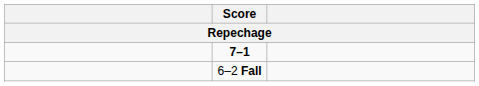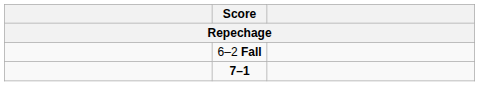rows swapped: (240, 71) <-> (240, 52)
